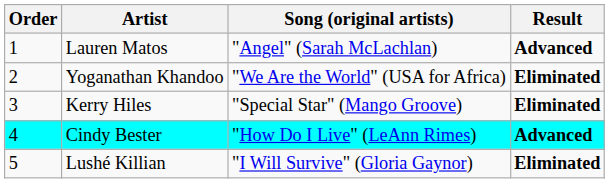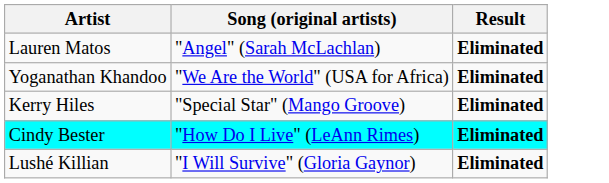- column: (33, 18)
(553, 47) Advanced -> (500, 47) Eliminated
(553, 134) Advanced -> (500, 134) Eliminated
